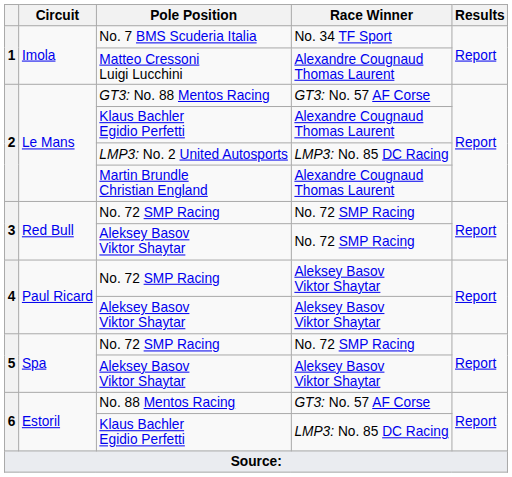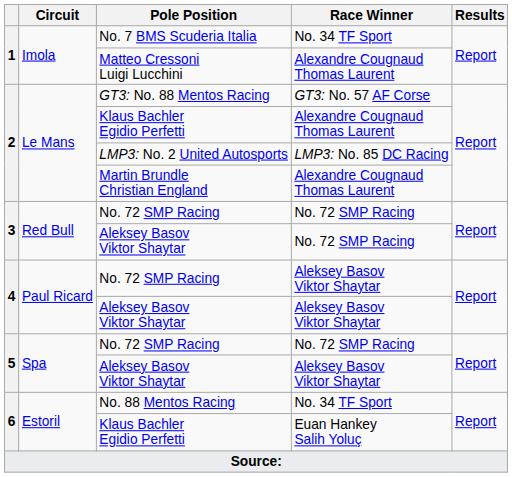(362, 402) GT3: No. 57 AF Corse -> (343, 402) No. 34 TF Sport
(371, 432) LMP3: No. 85 DC Racing -> (336, 432) Euan Hankey Salih Yoluç
